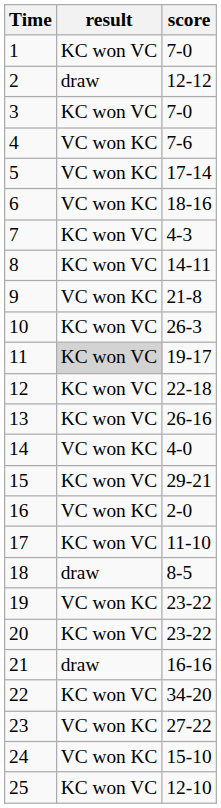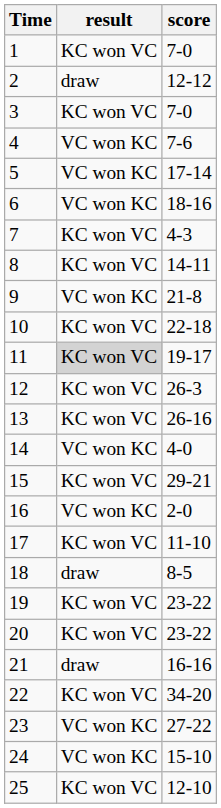(184, 326) 26-3 -> (189, 326) 22-18
(189, 388) 22-18 -> (184, 388) 26-3
(109, 603) VC won KC -> (109, 603) KC won VC
